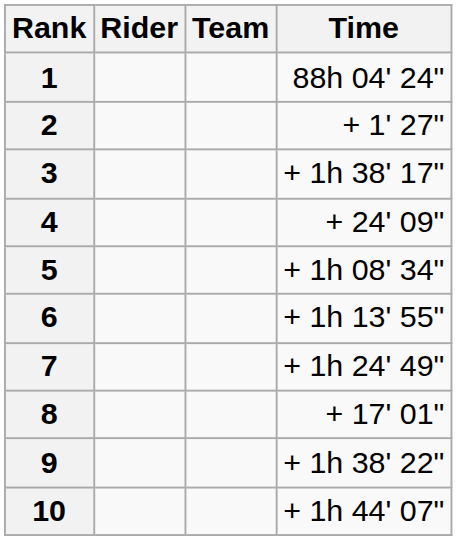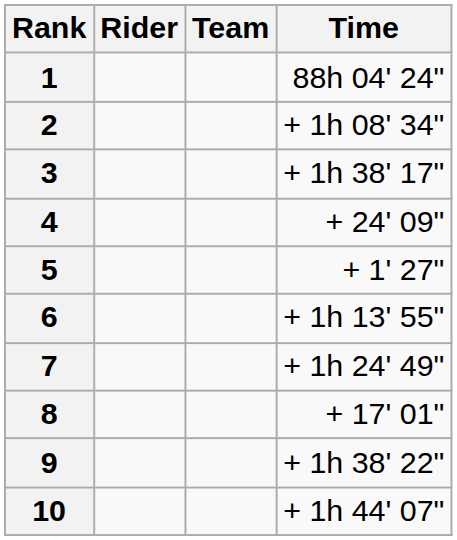(393, 125) + 1' 27" -> (364, 125) + 1h 08' 34"
(364, 269) + 1h 08' 34" -> (393, 269) + 1' 27"
